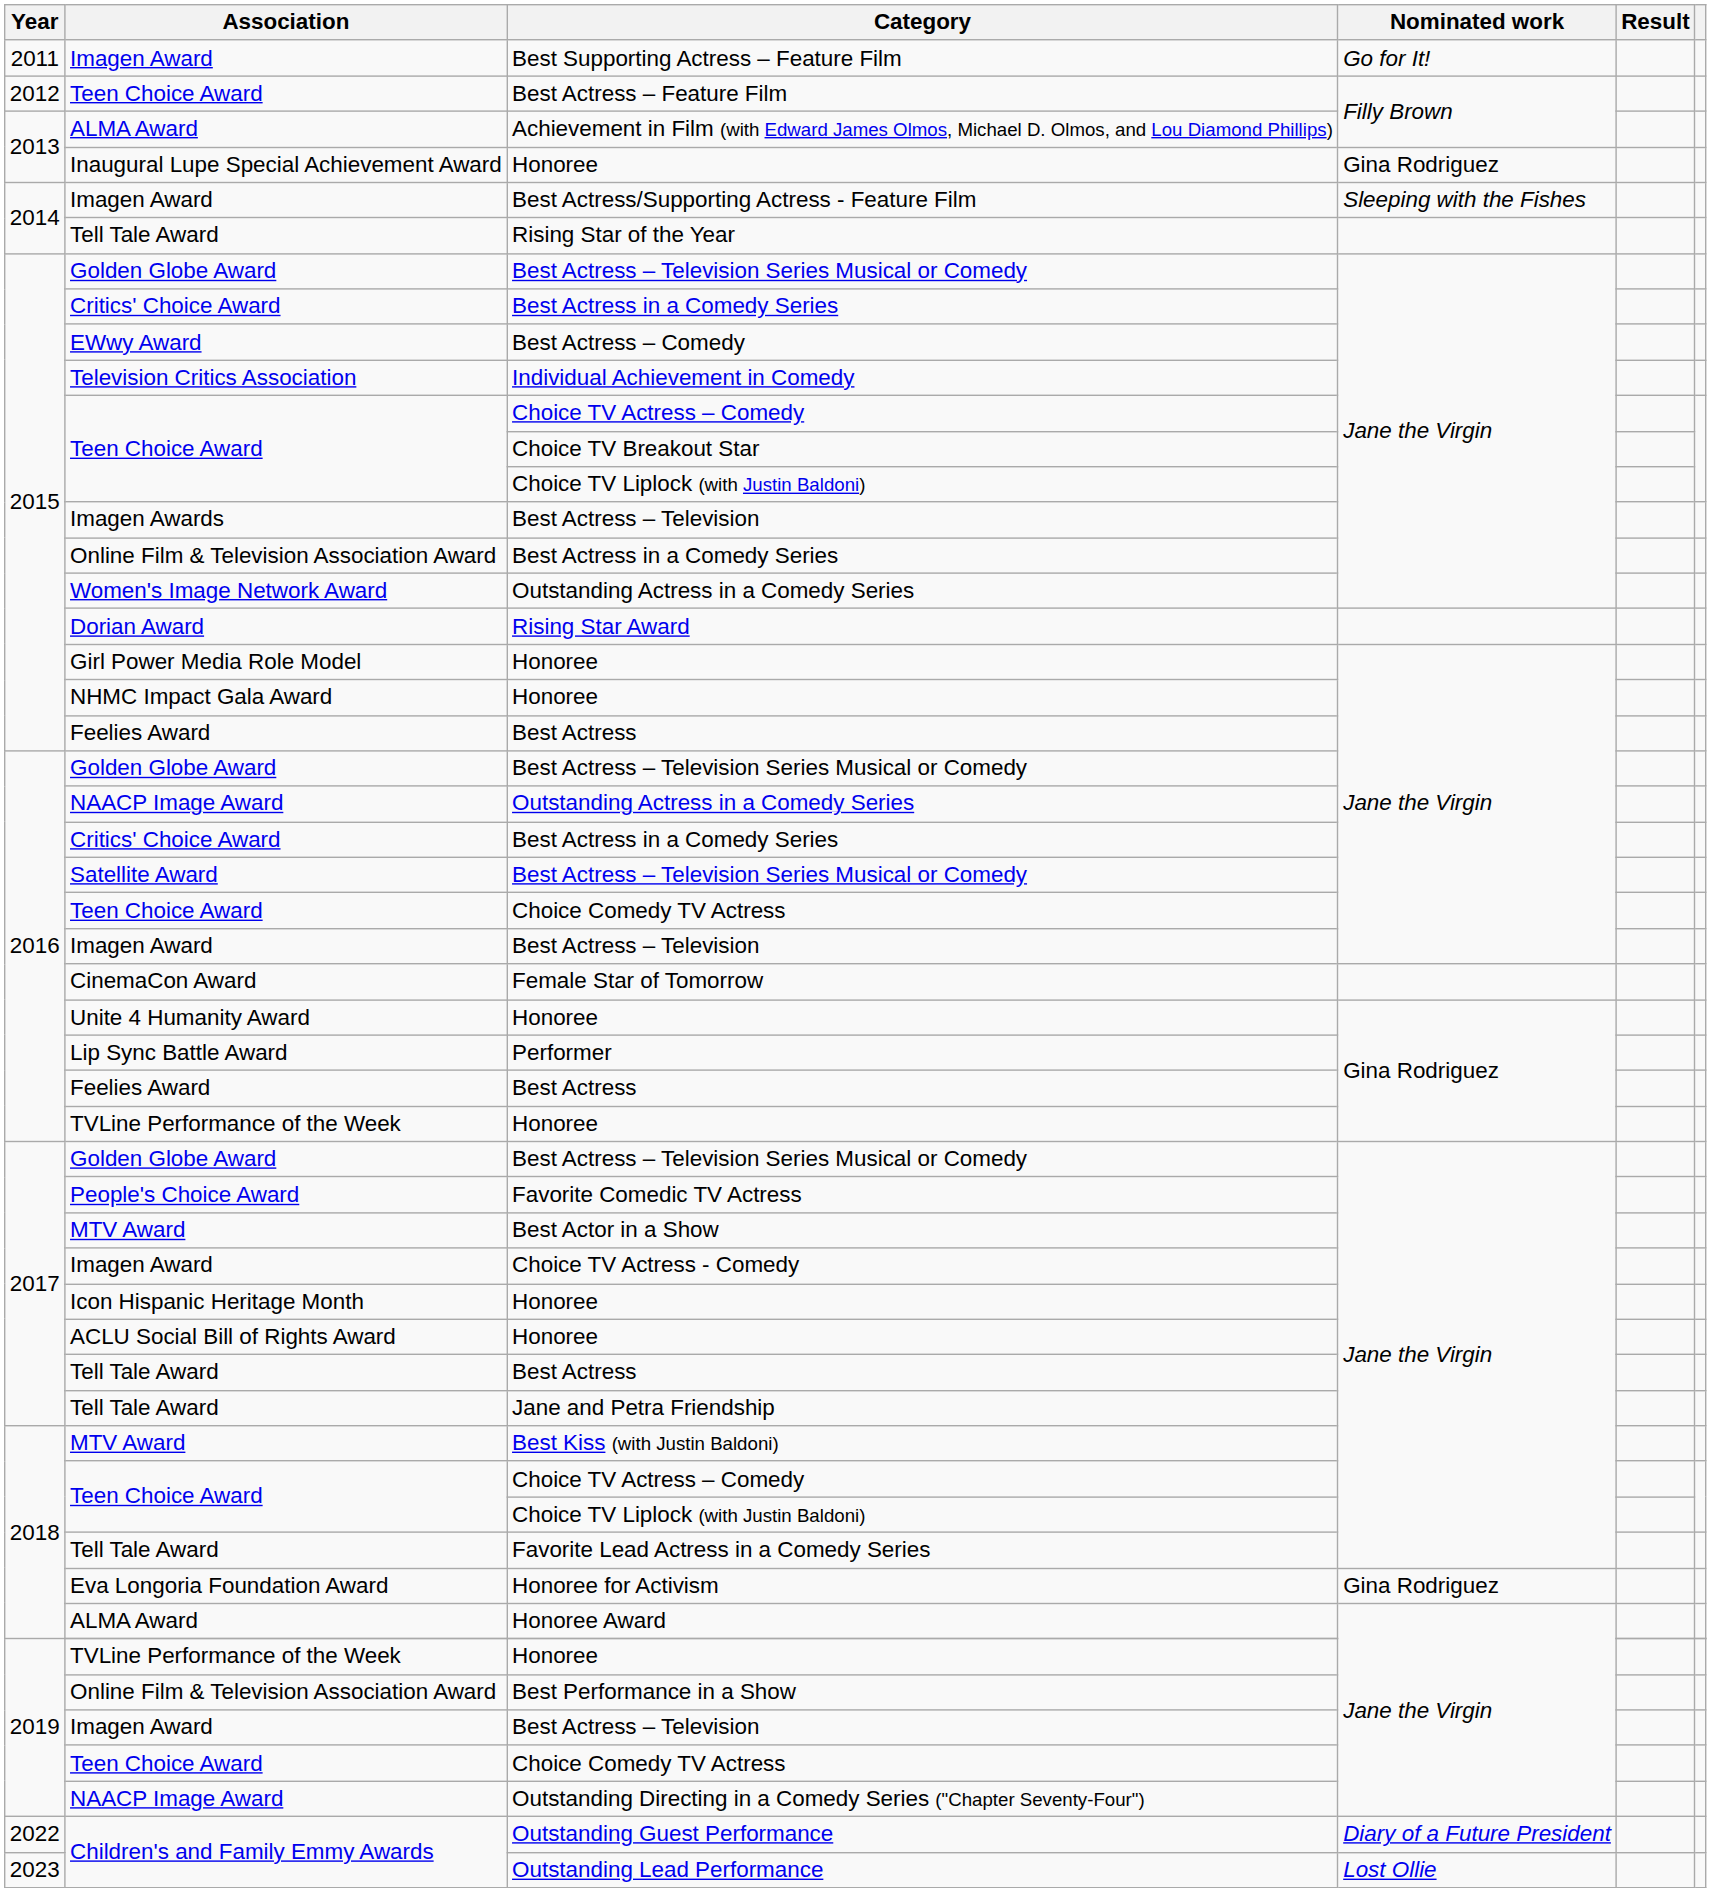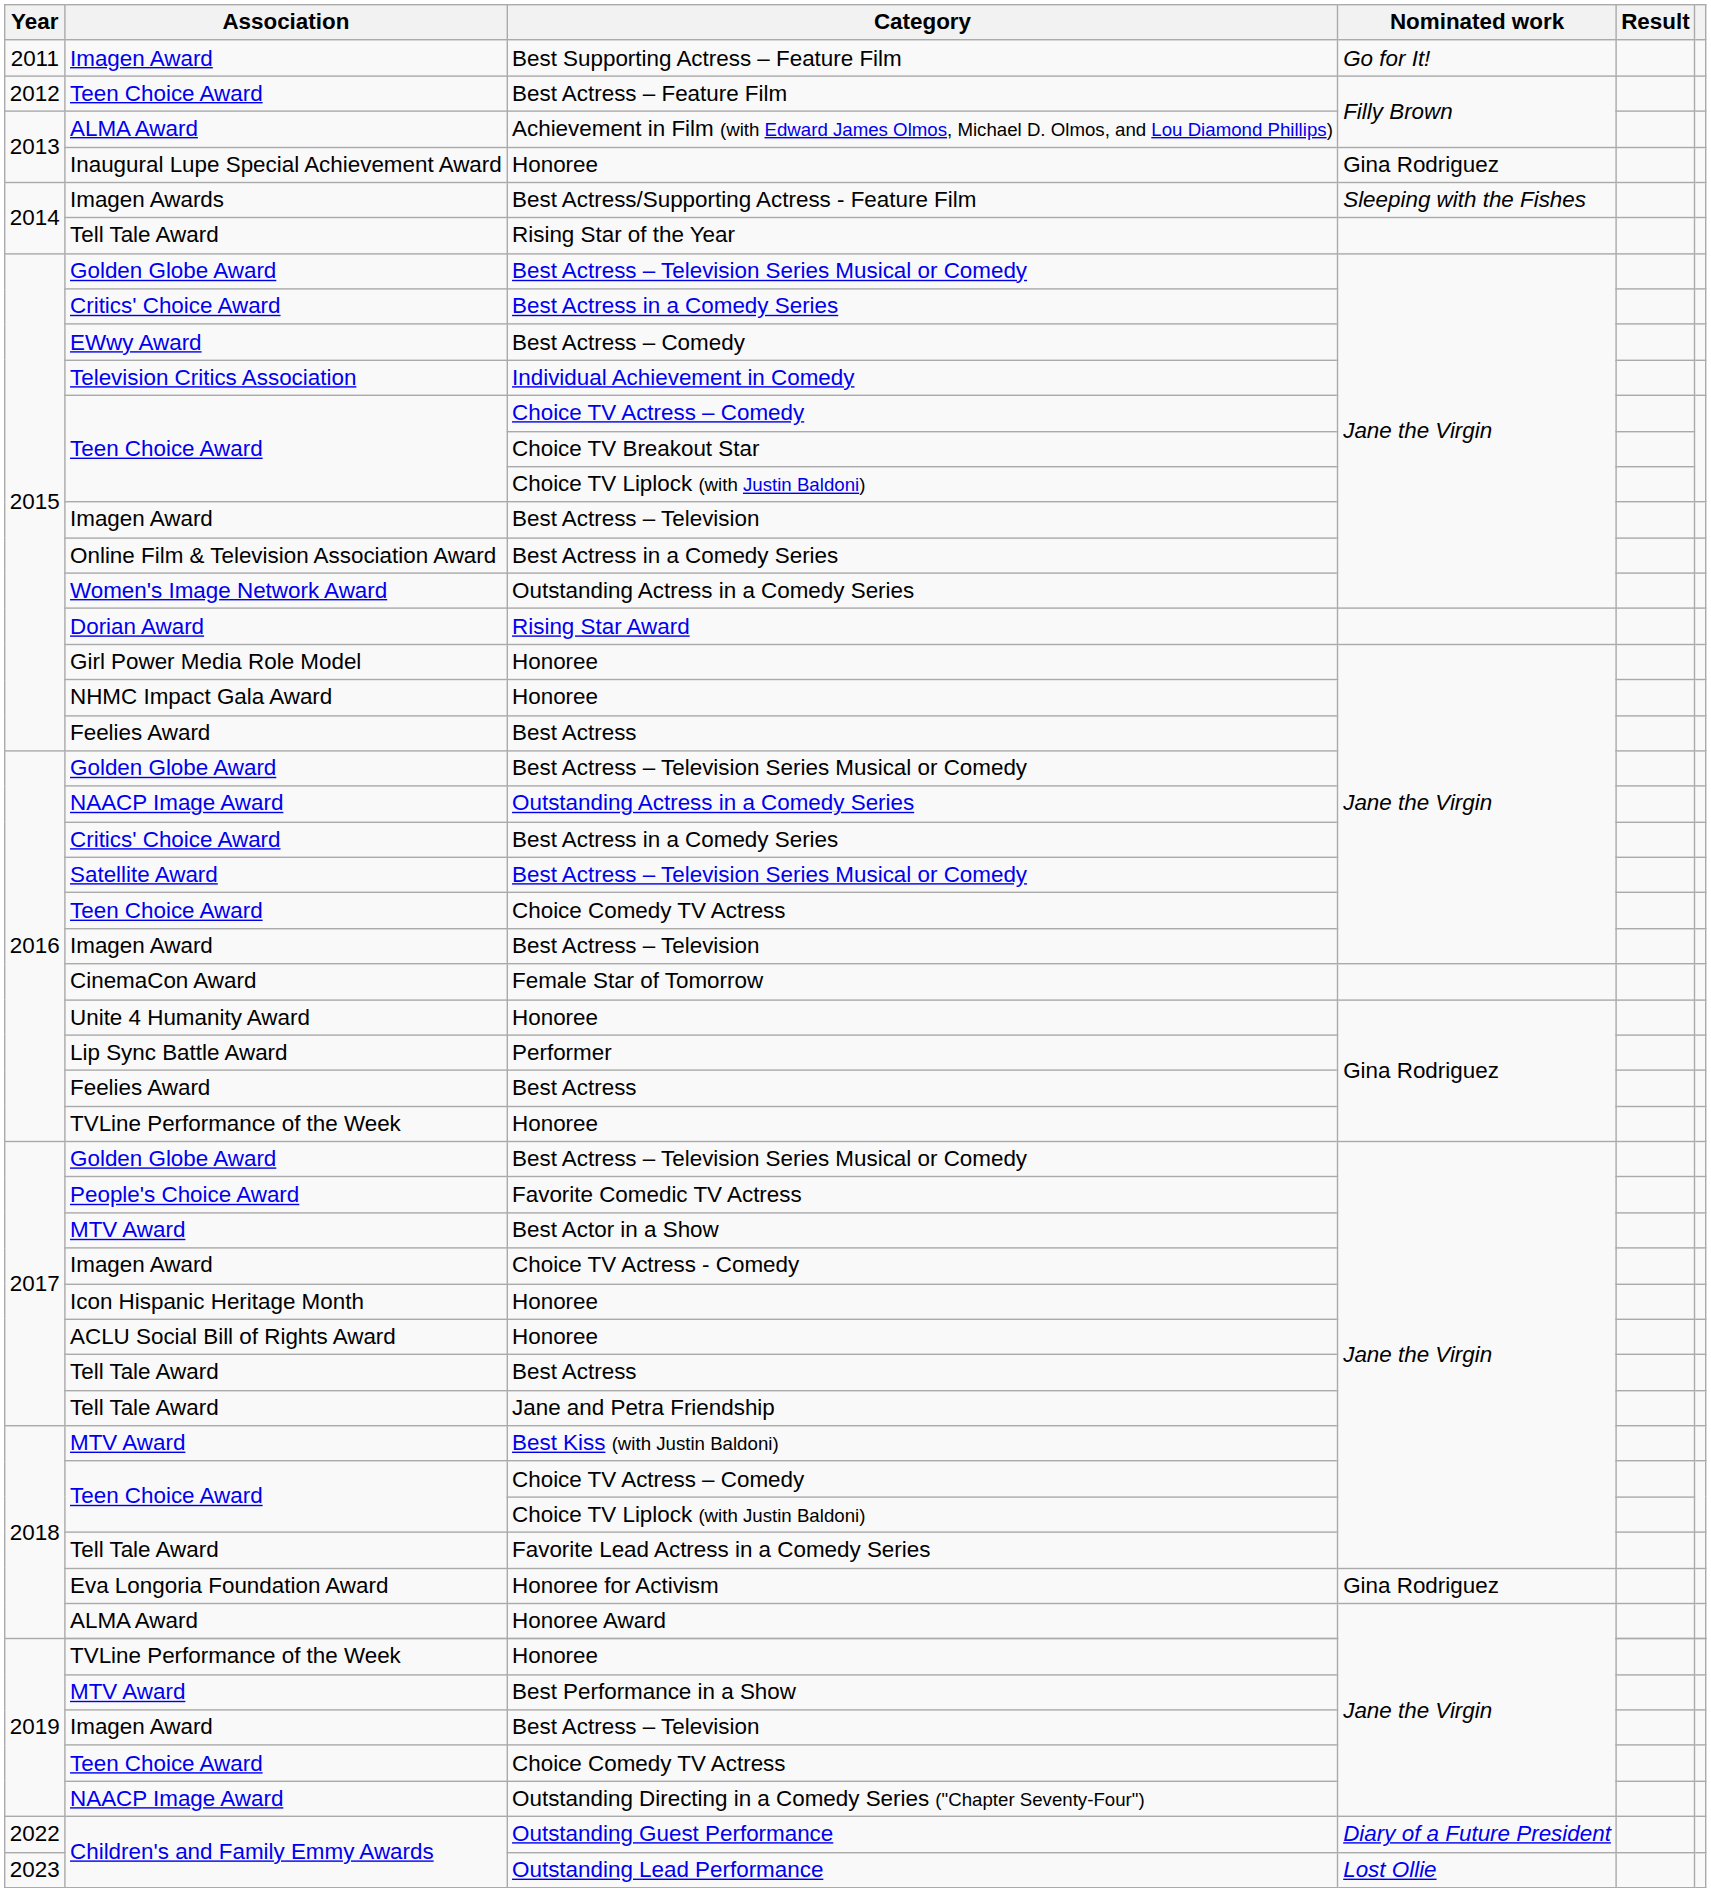(141, 199) Imagen Award -> (147, 199) Imagen Awards
(147, 519) Imagen Awards -> (141, 519) Imagen Award
(283, 1691) Online Film & Television Association Award -> (128, 1691) MTV Award
